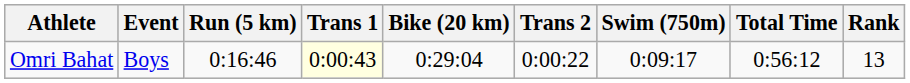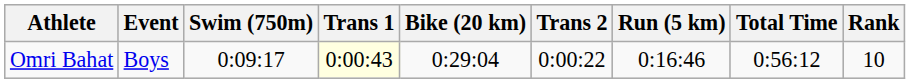columns swapped: (663, 23) <-> (243, 23)
(874, 59) 13 -> (874, 59) 10
